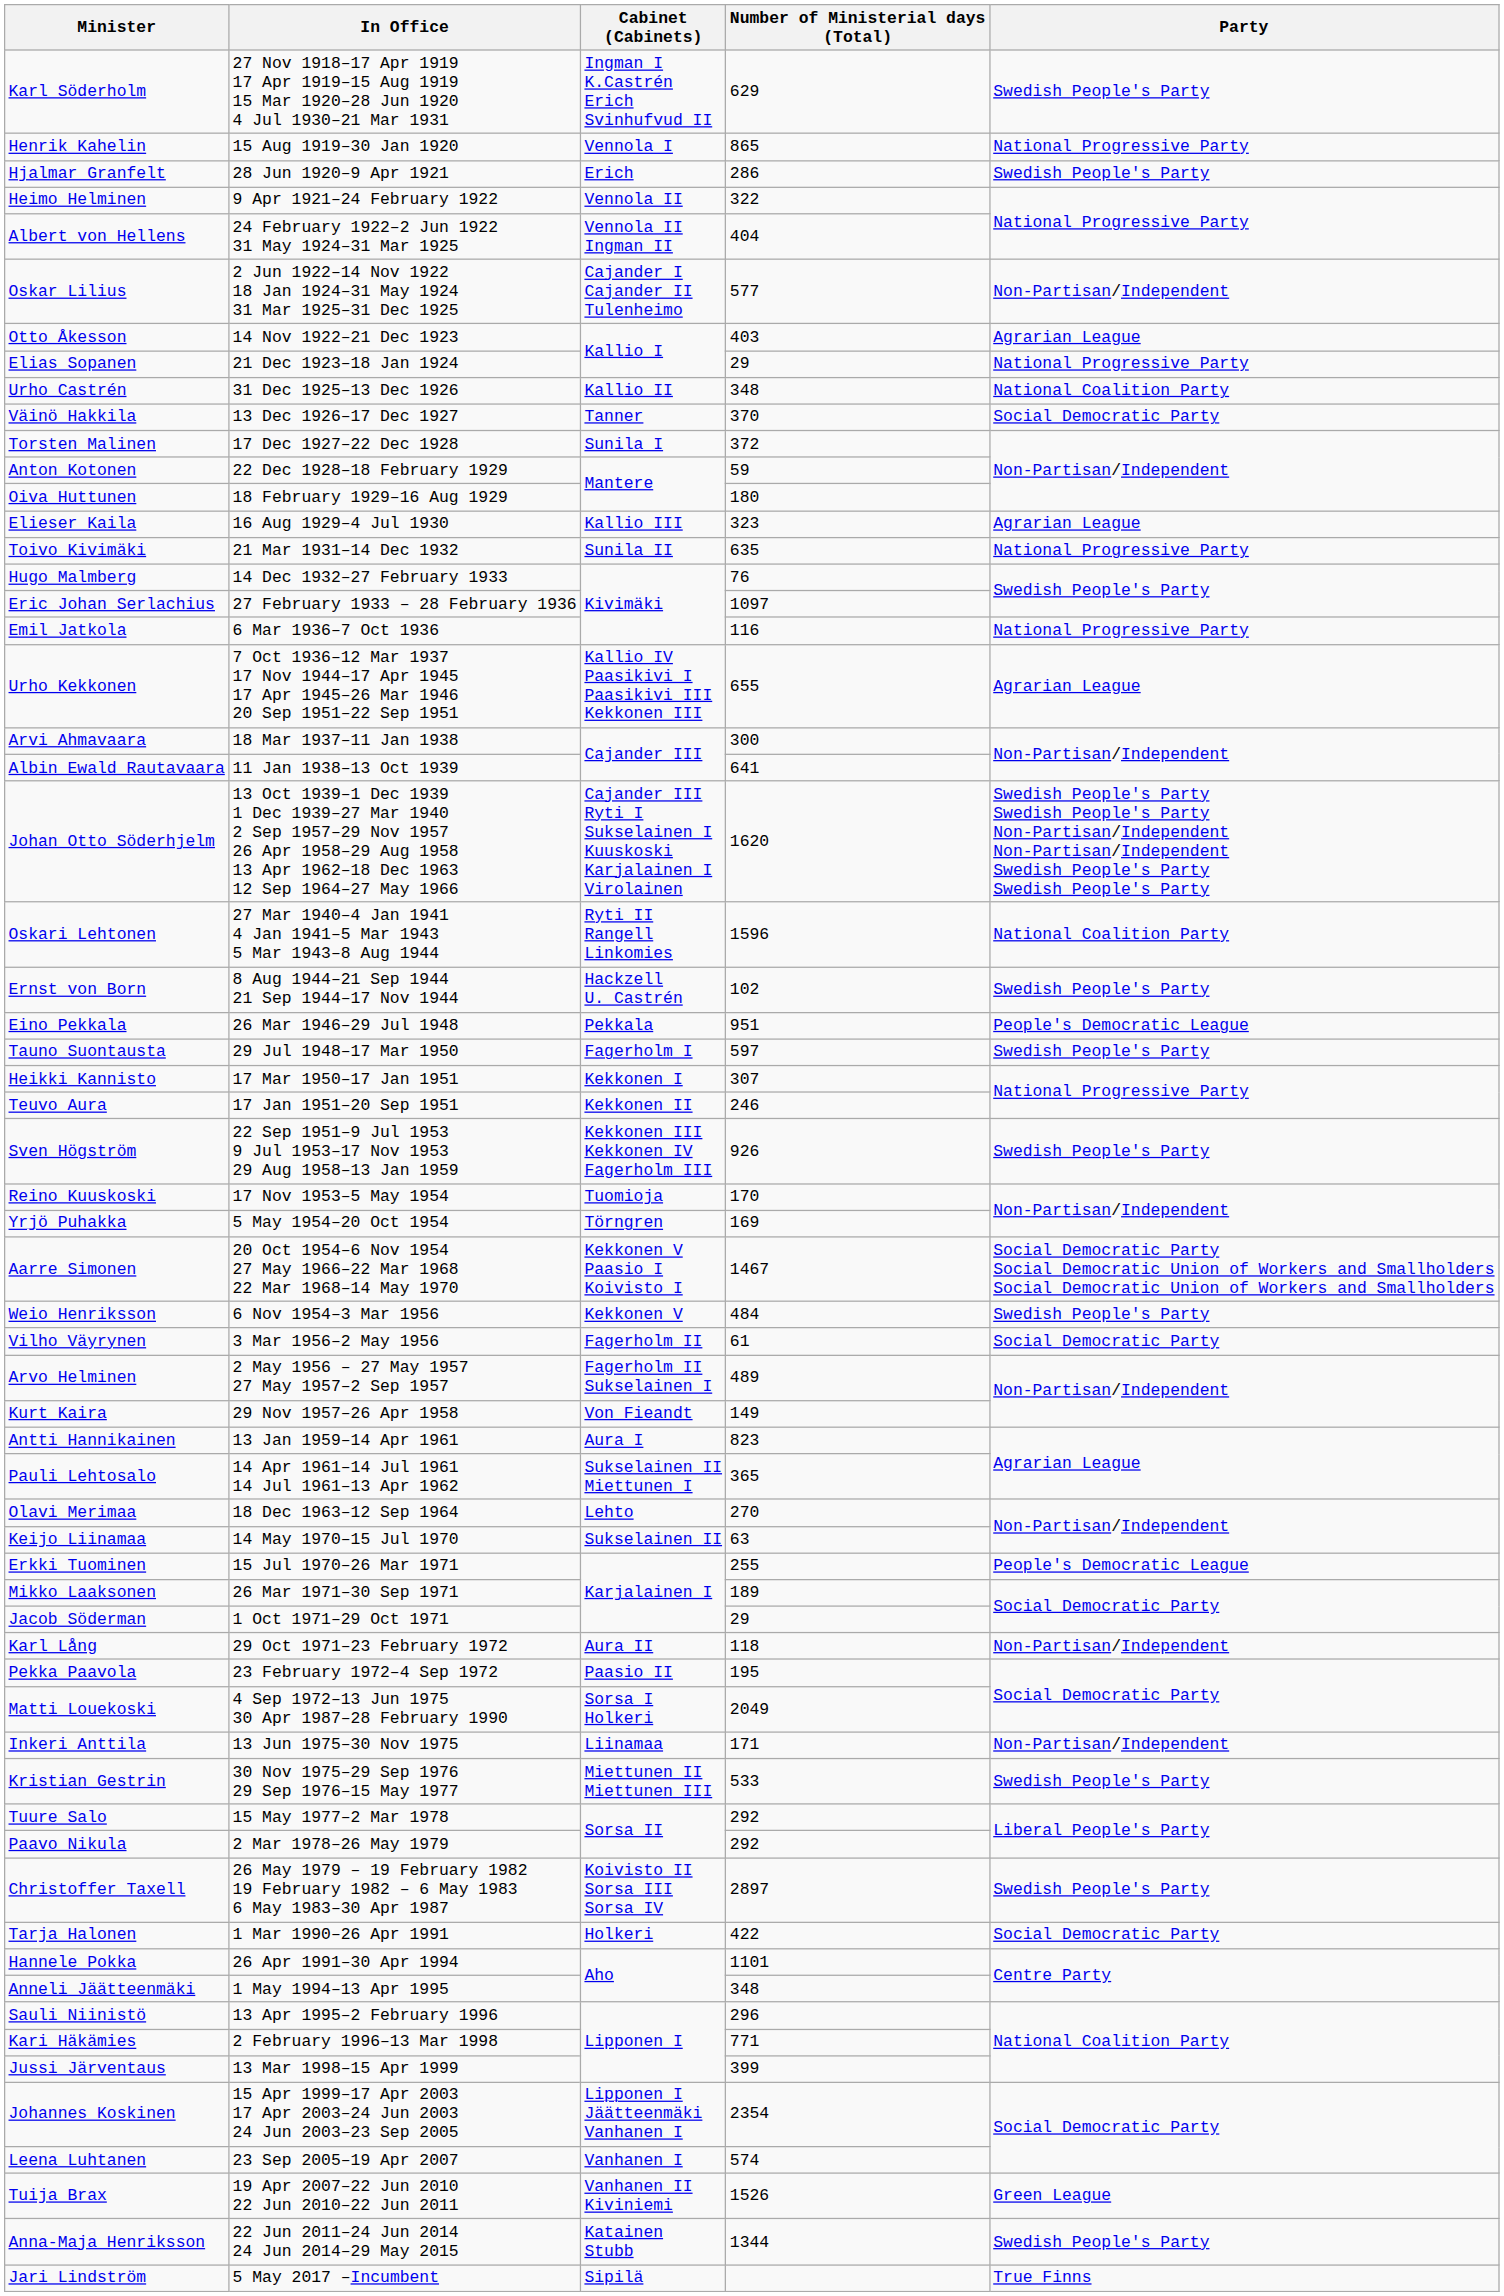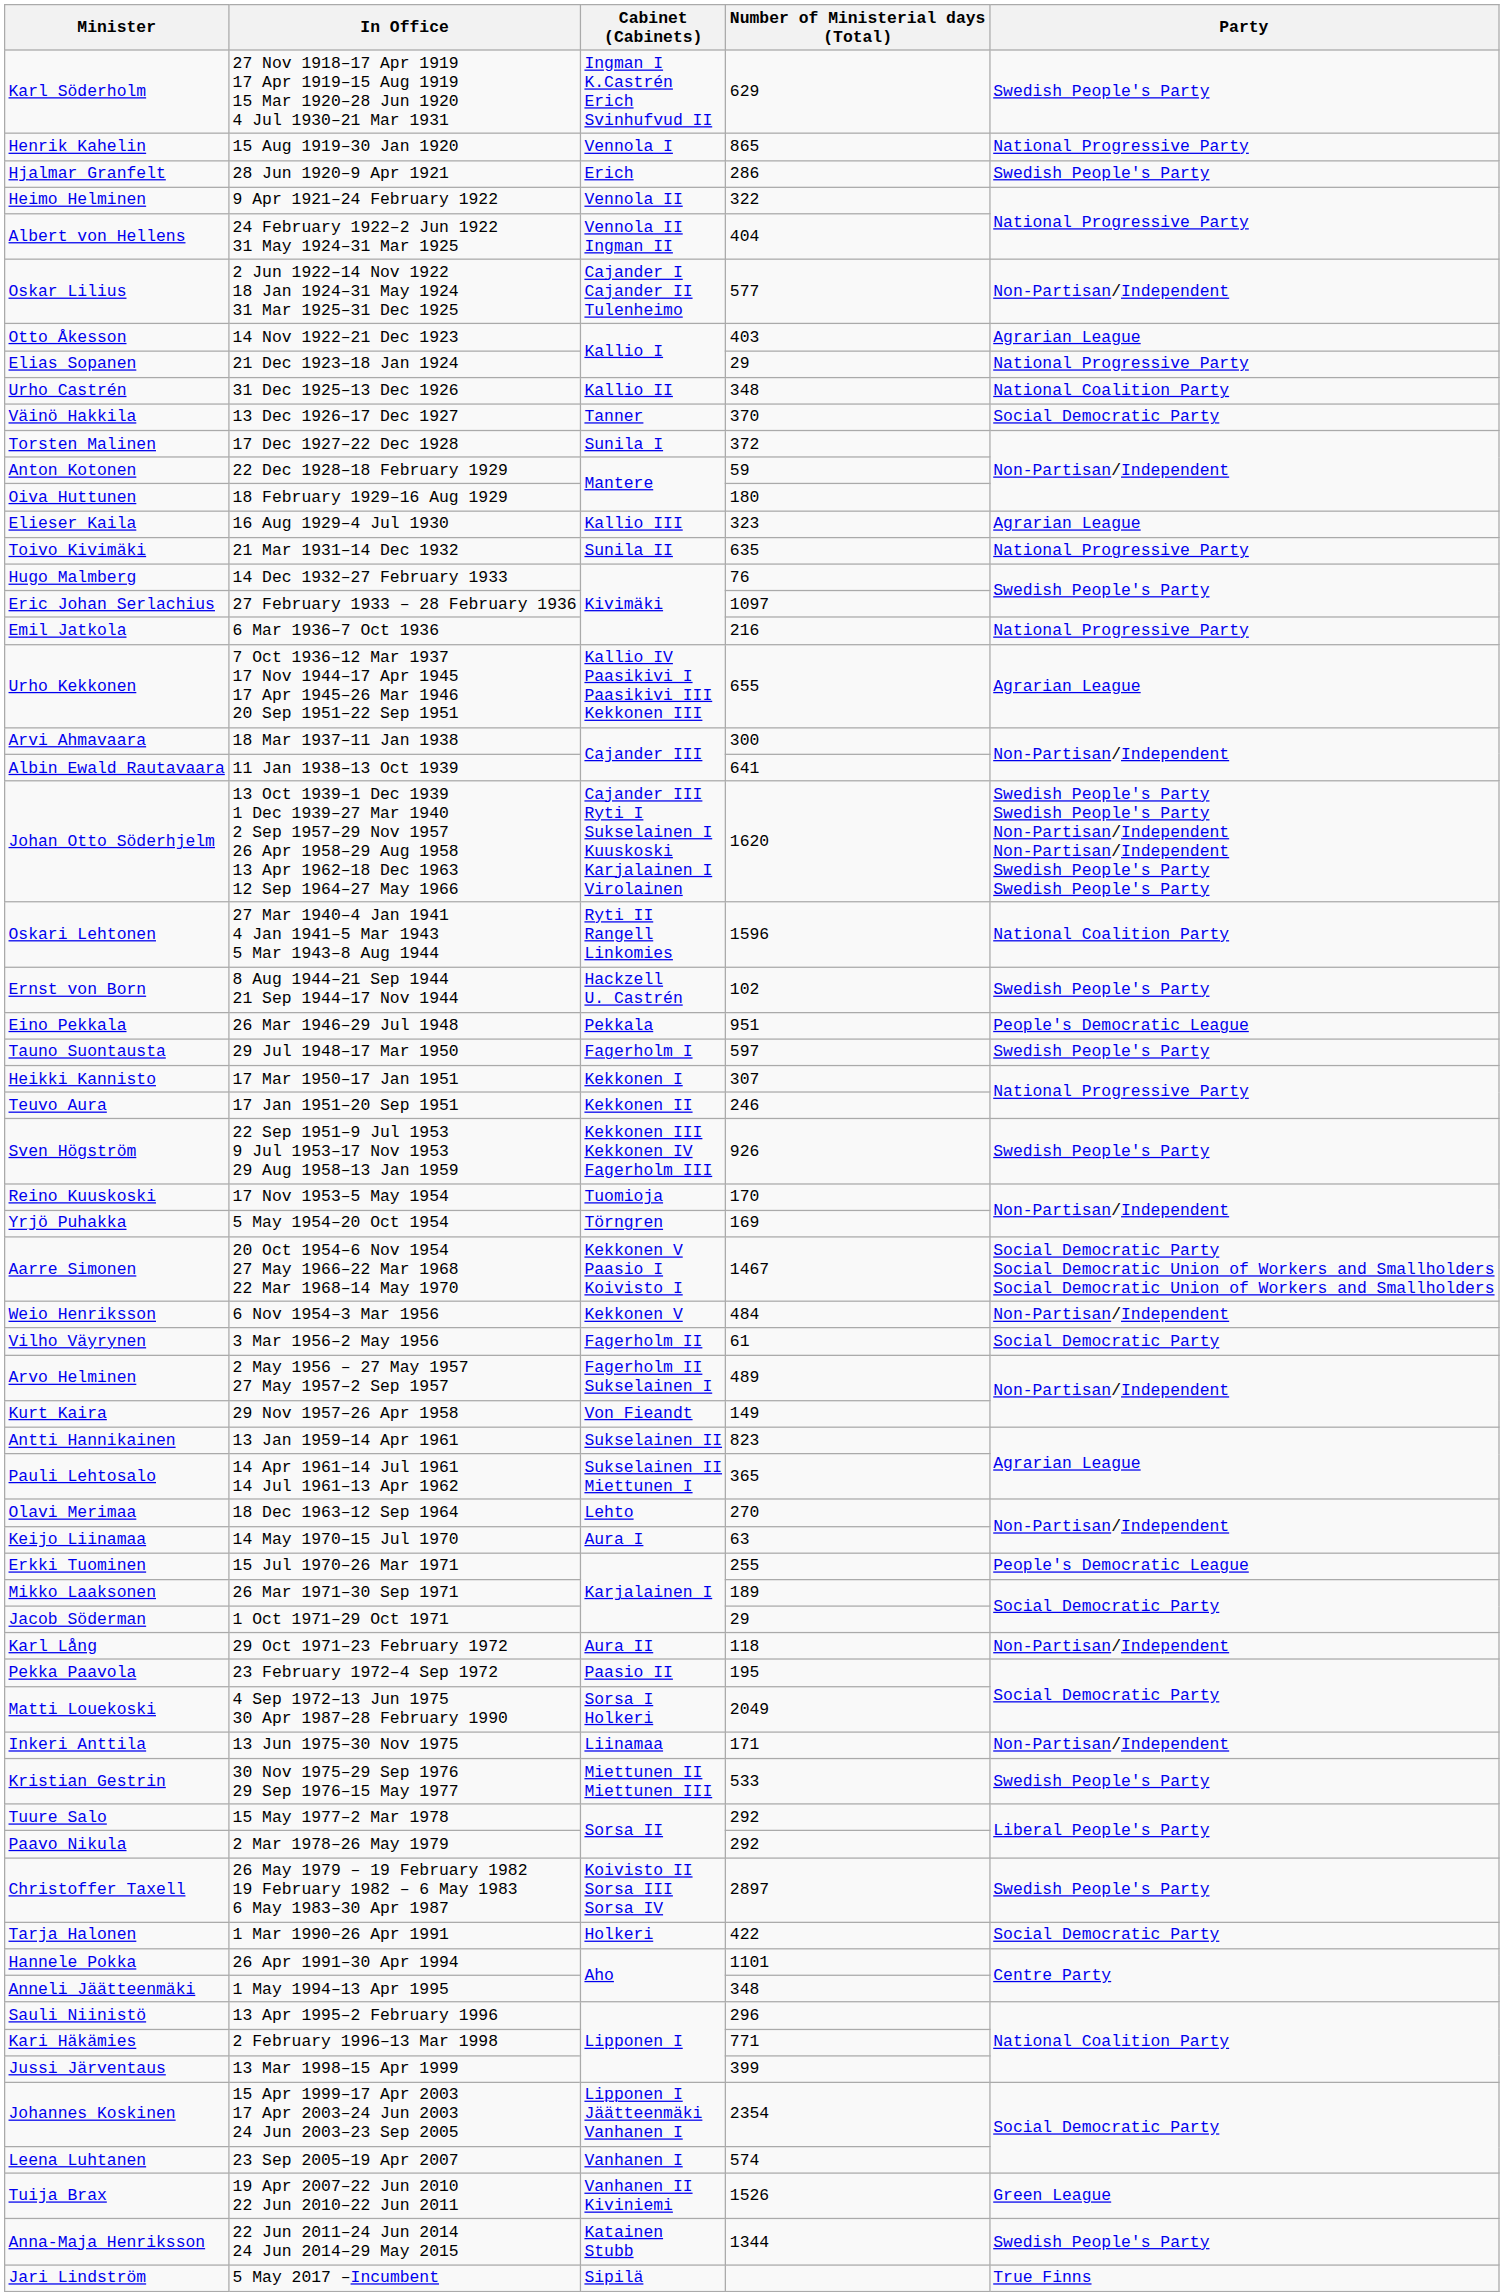(745, 631) 116 -> (745, 631) 216
(1101, 1315) Swedish People's Party -> (1111, 1315) Non-Partisan/Independent
(614, 1440) Aura I -> (653, 1440) Sukselainen II
(653, 1539) Sukselainen II -> (614, 1539) Aura I
